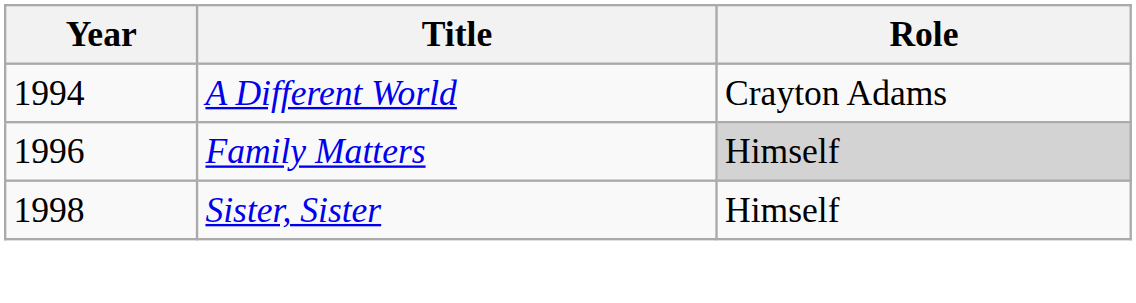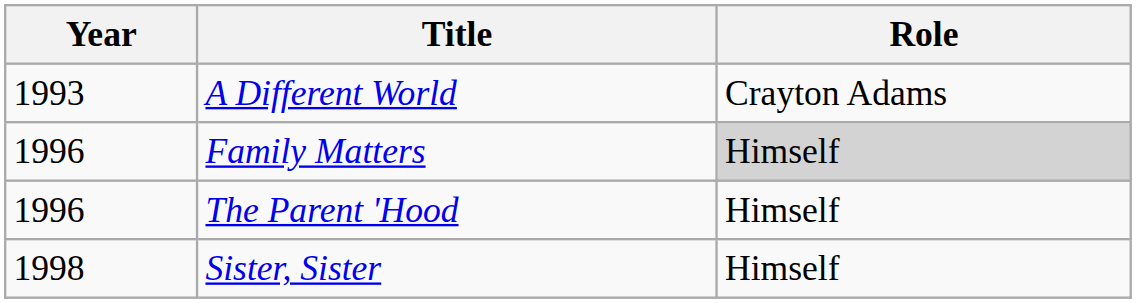(49, 92) 1994 -> (49, 92) 1993
+ row: (332, 209)
